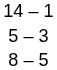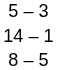rows swapped: (28, 35) <-> (28, 11)
